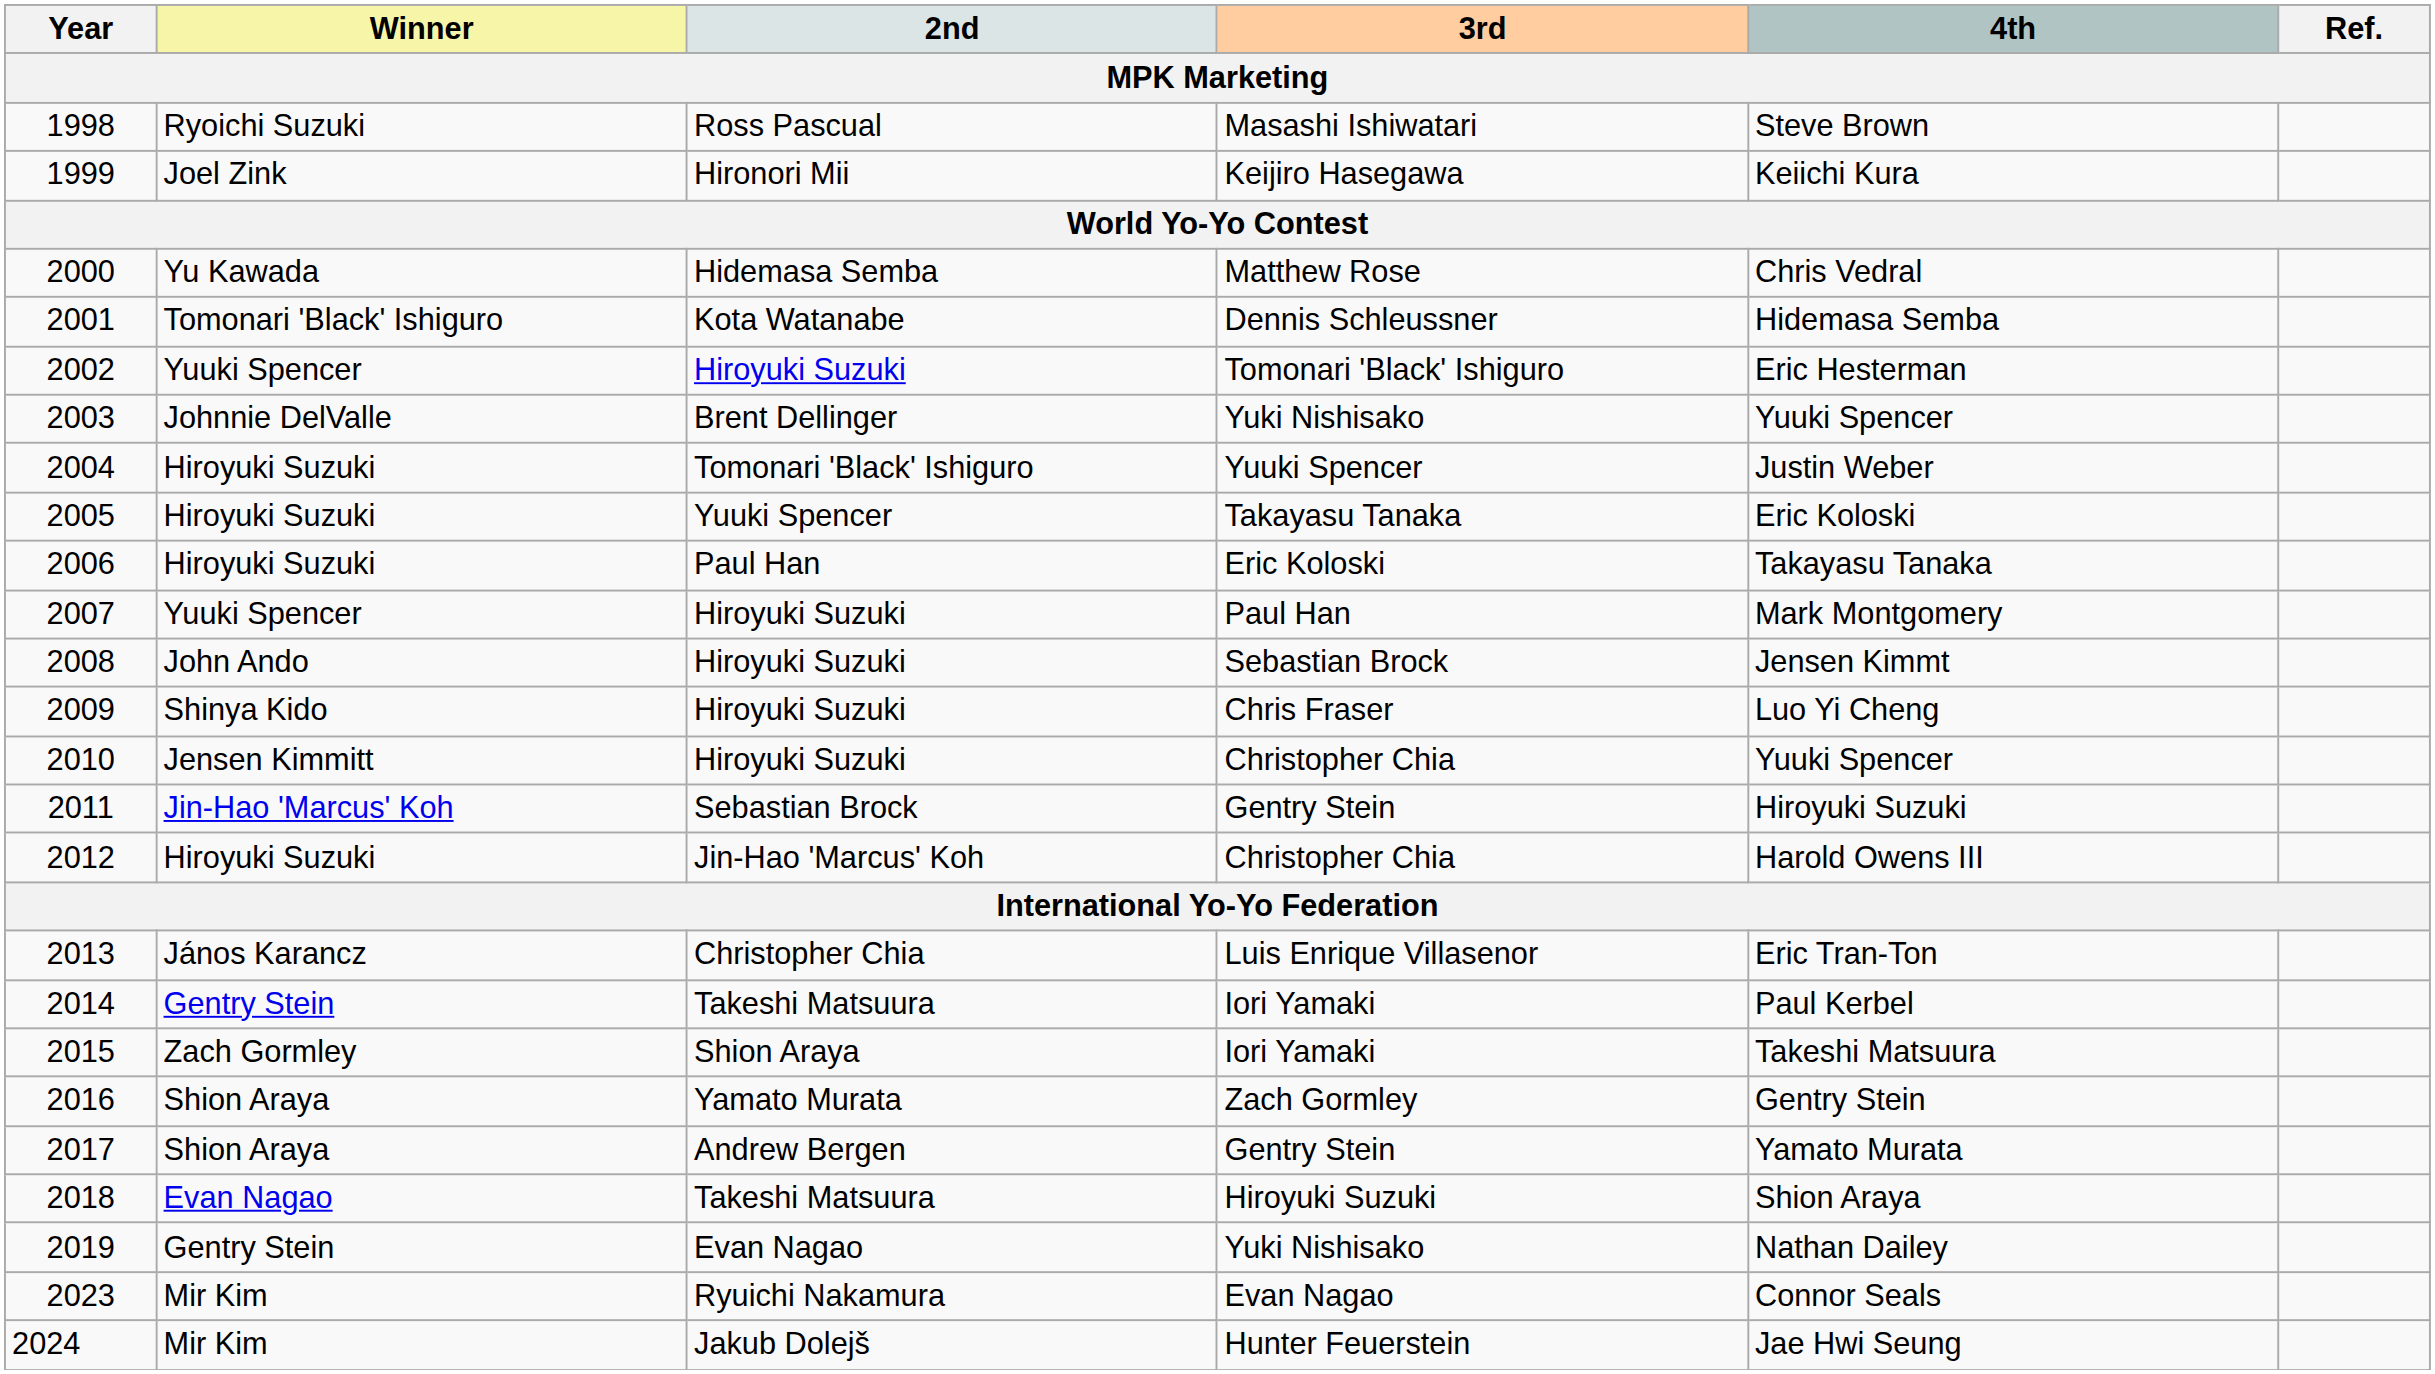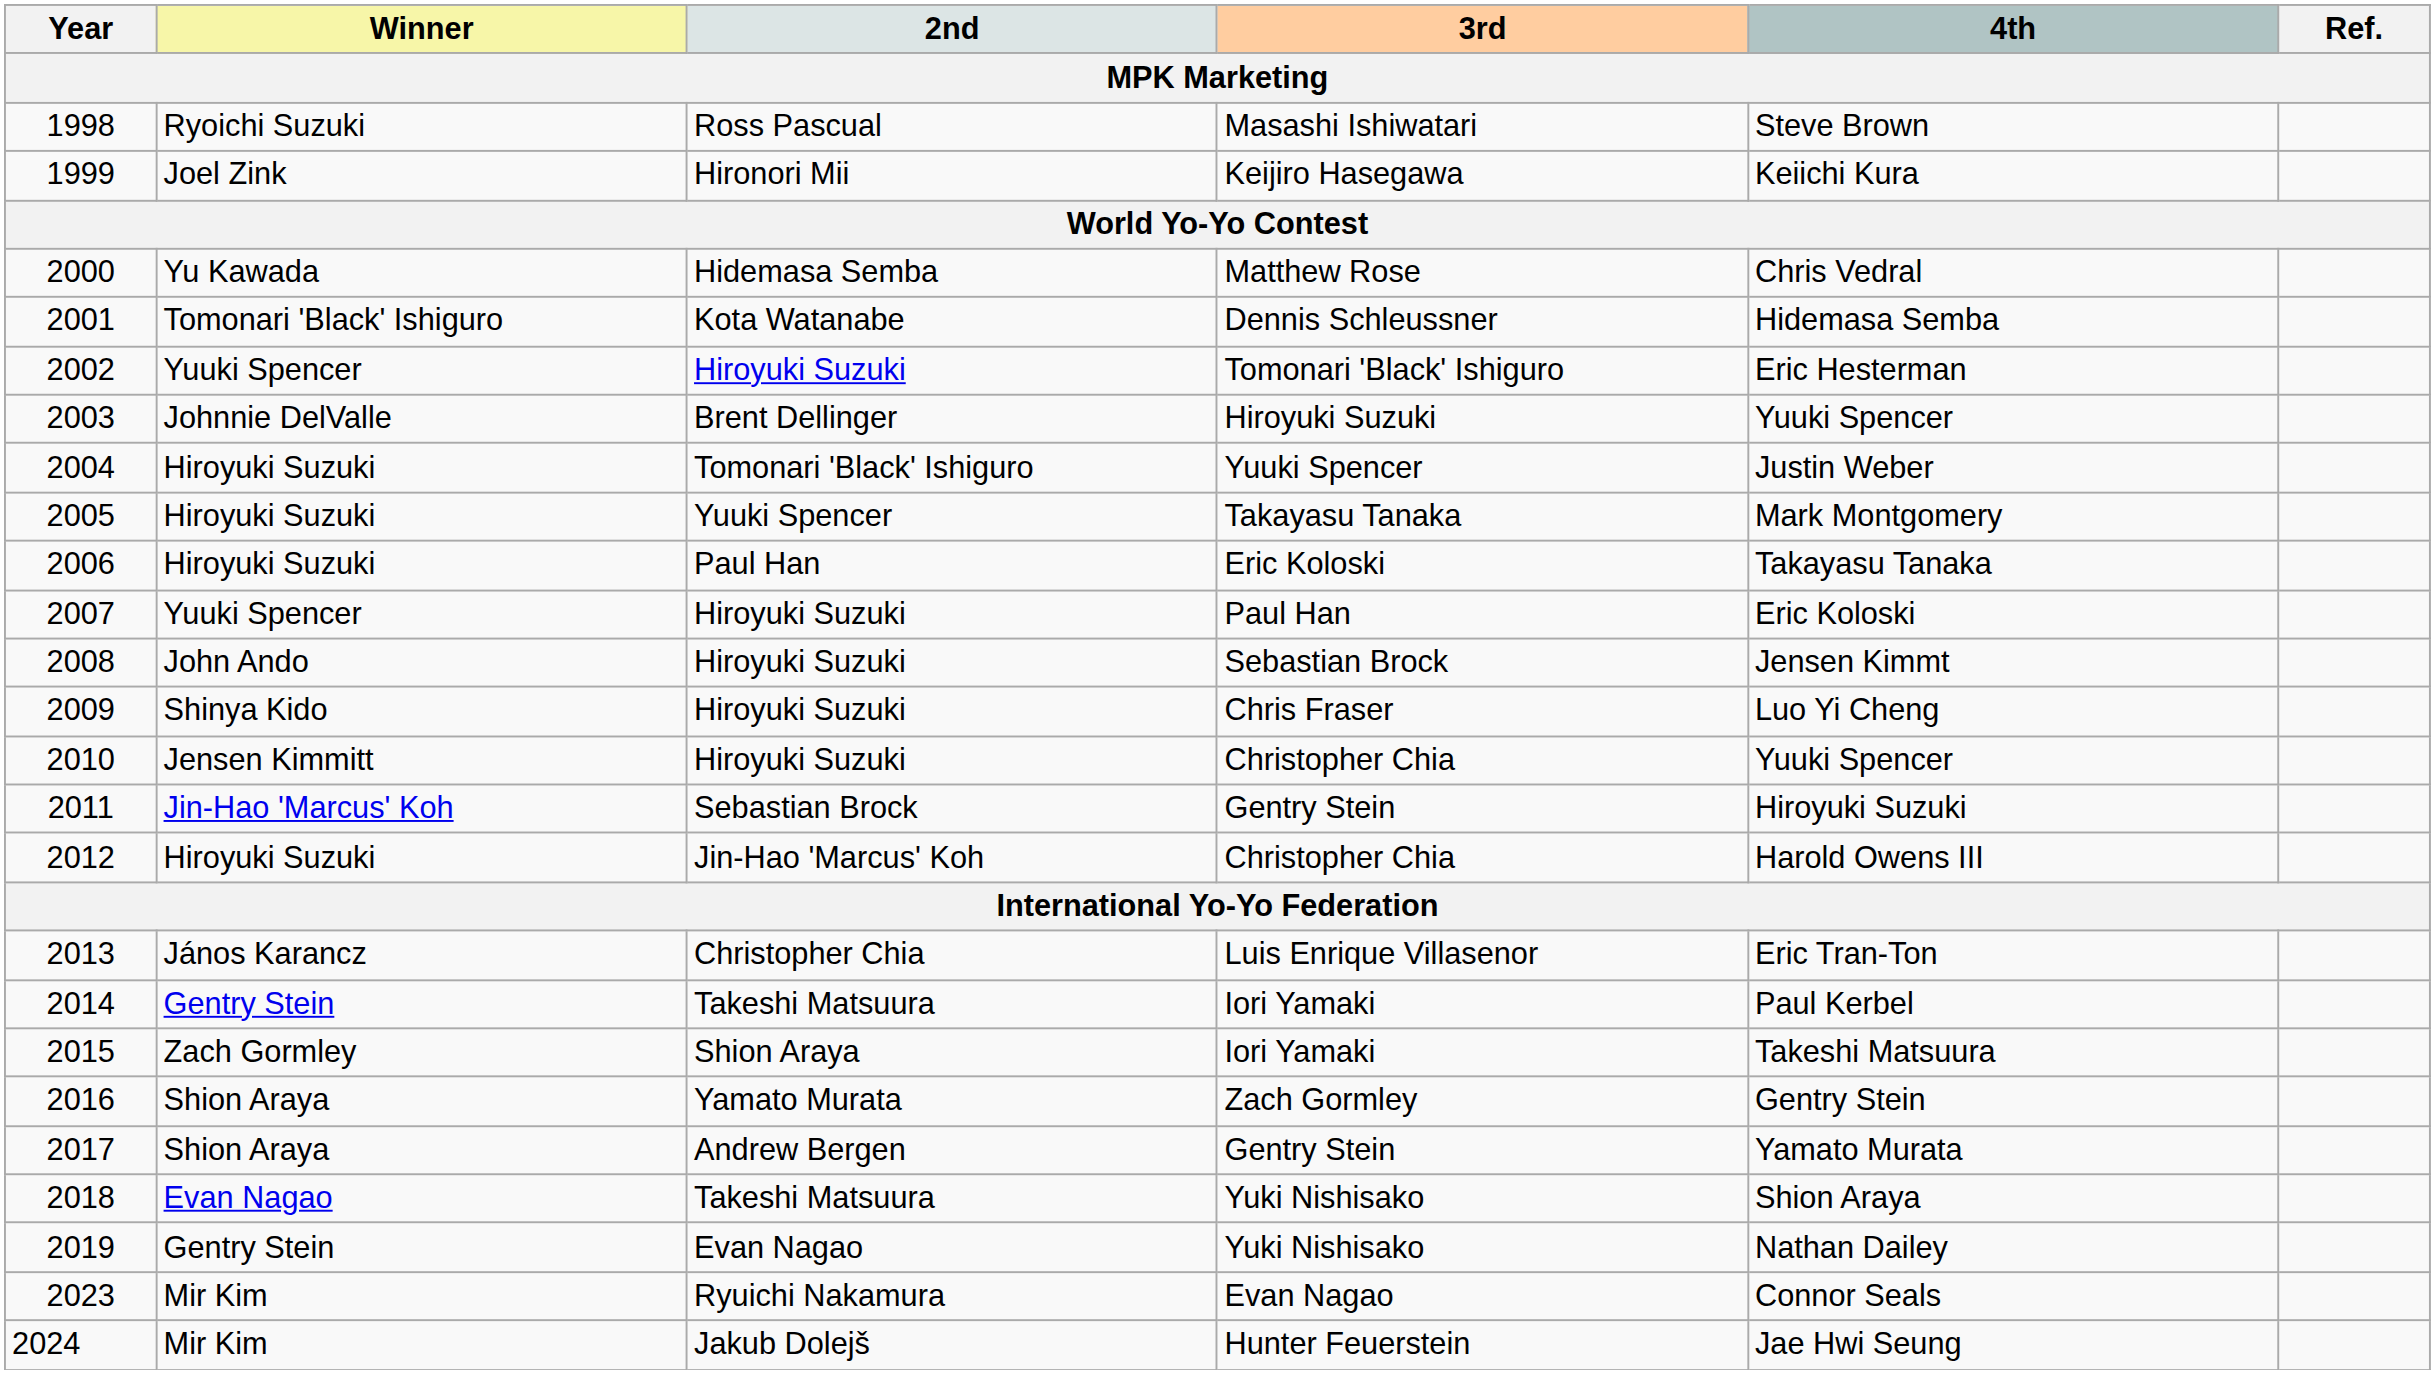(1324, 418) Yuki Nishisako -> (1330, 418) Hiroyuki Suzuki
(1835, 516) Eric Koloski -> (1879, 516) Mark Montgomery
(1879, 613) Mark Montgomery -> (1835, 613) Eric Koloski
(1330, 1198) Hiroyuki Suzuki -> (1324, 1198) Yuki Nishisako
